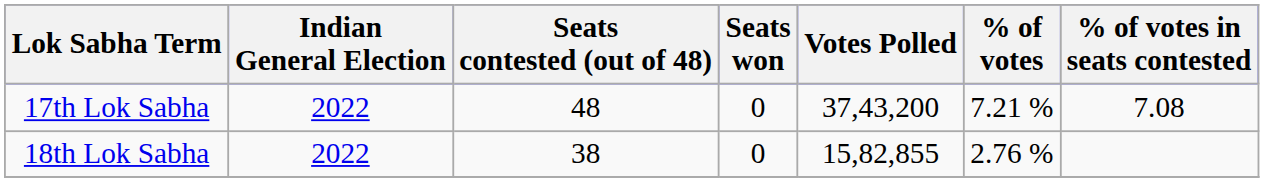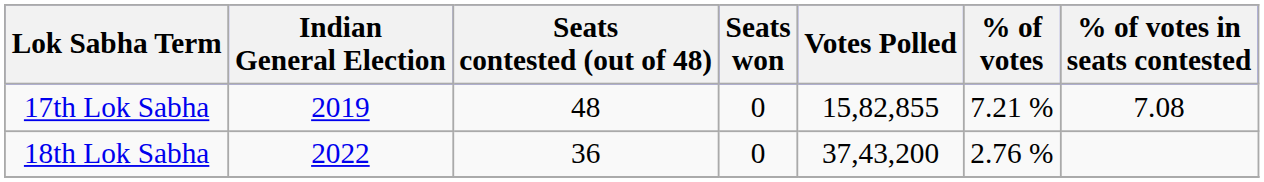(340, 107) 2022 -> (340, 107) 2019
(881, 107) 37,43,200 -> (881, 107) 15,82,855
(586, 153) 38 -> (586, 153) 36
(881, 153) 15,82,855 -> (881, 153) 37,43,200
